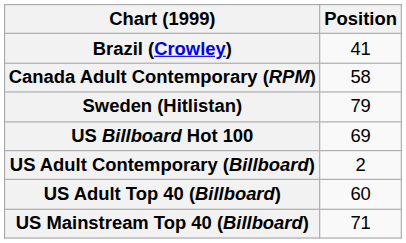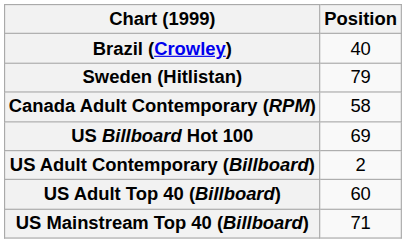(361, 48) 41 -> (361, 48) 40
rows swapped: (162, 77) <-> (162, 106)
